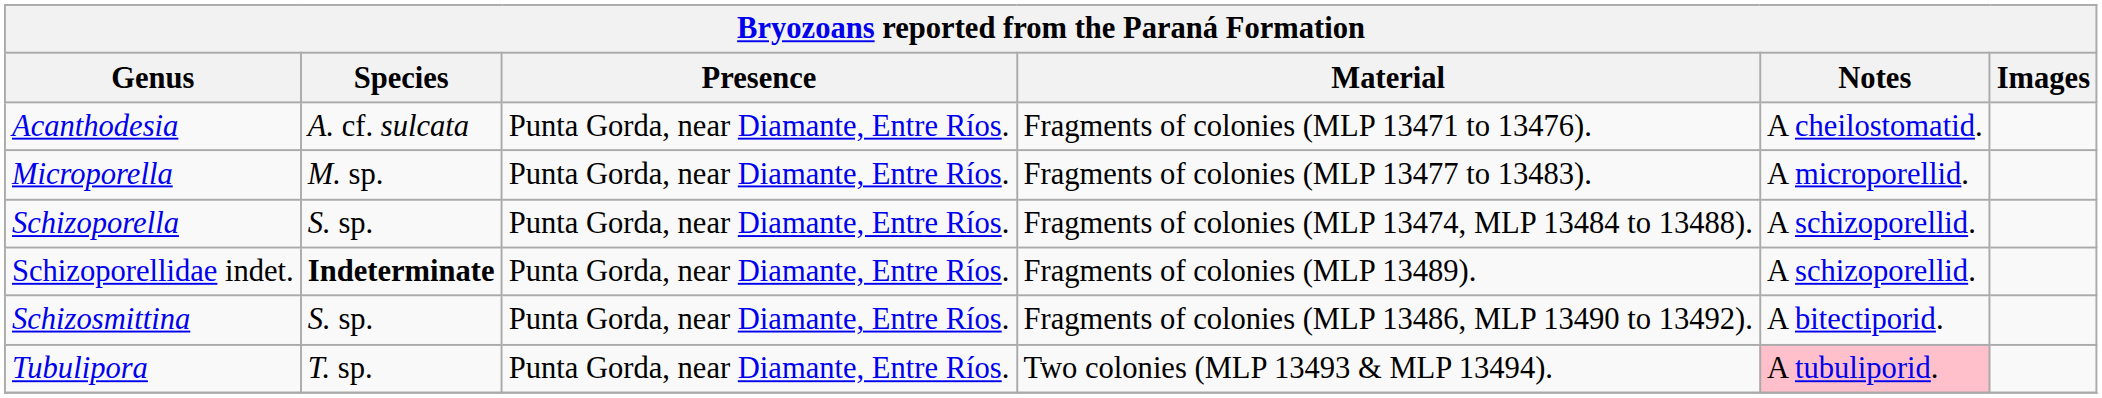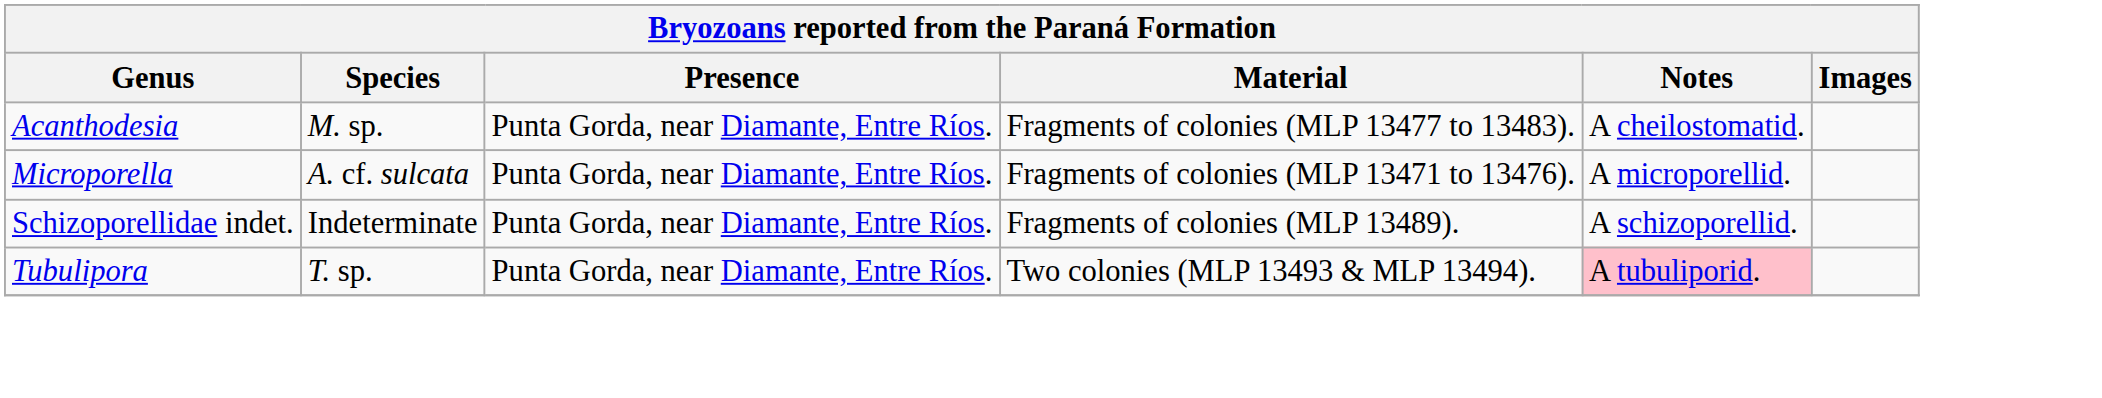(388, 125) A. cf. sulcata -> (346, 125) M. sp.
(1308, 125) Fragments of colonies (MLP 13471 to 13476). -> (1291, 125) Fragments of colonies (MLP 13477 to 13483).
(346, 174) M. sp. -> (388, 174) A. cf. sulcata
(1308, 174) Fragments of colonies (MLP 13477 to 13483). -> (1291, 174) Fragments of colonies (MLP 13471 to 13476).
- row: (95, 222)
(401, 271) bold -> (393, 222) normal
- row: (101, 319)
